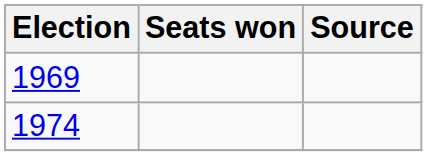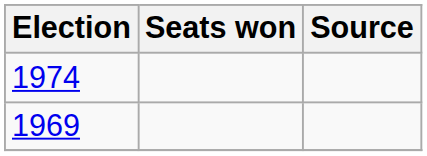rows swapped: (46, 77) <-> (46, 125)
